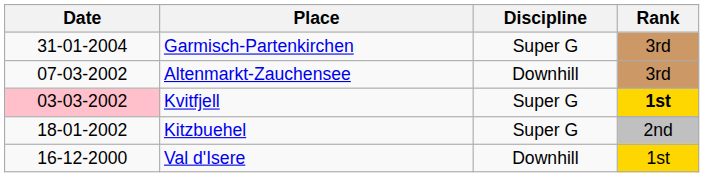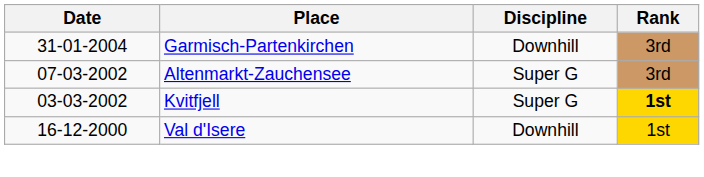(545, 46) Super G -> (545, 46) Downhill
(545, 74) Downhill -> (545, 74) Super G
(82, 102) pink background -> (82, 102) no background
- row: (205, 130)
